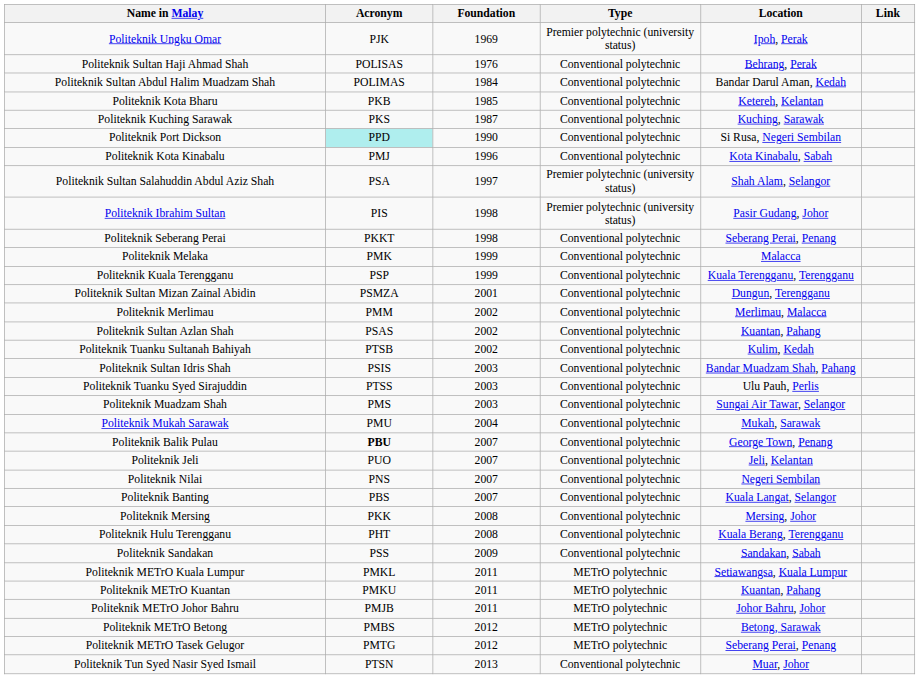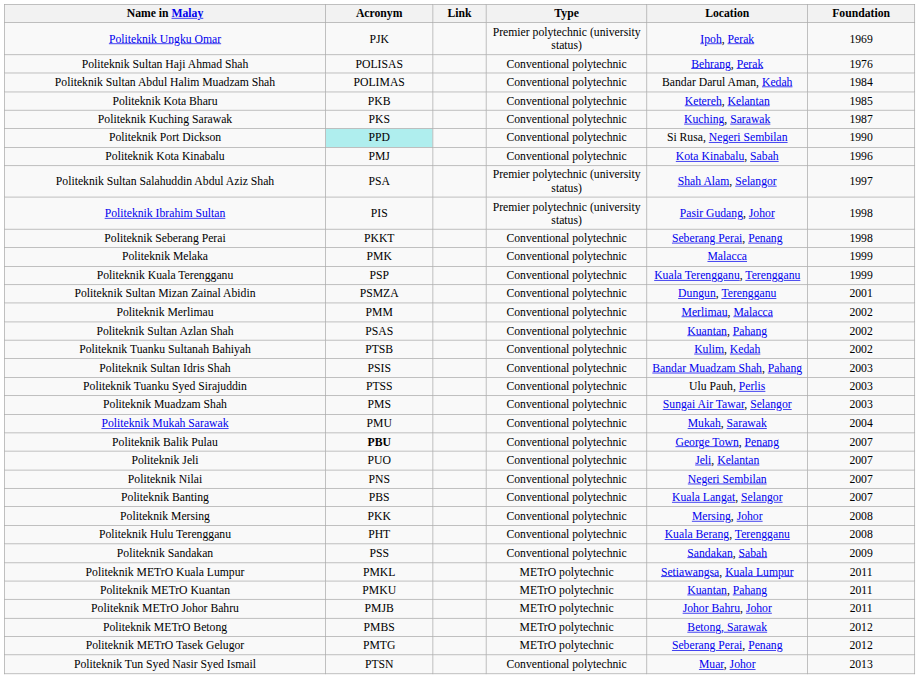columns swapped: (486, 13) <-> (888, 13)
